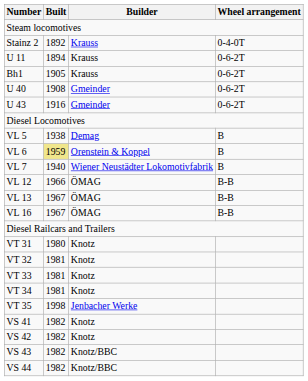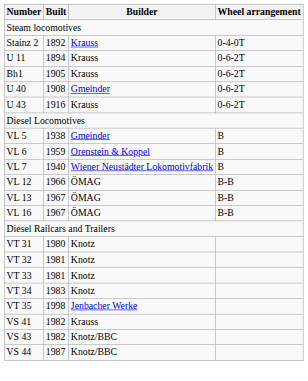(90, 105) Gmeinder -> (84, 105) Krauss
(85, 136) Demag -> (90, 136) Gmeinder
(56, 151) khaki background -> (56, 151) no background
(56, 290) 1981 -> (56, 290) 1983
(83, 321) Knotz -> (84, 321) Krauss
- row: (19, 337)
(56, 368) 1982 -> (56, 352) 1987
